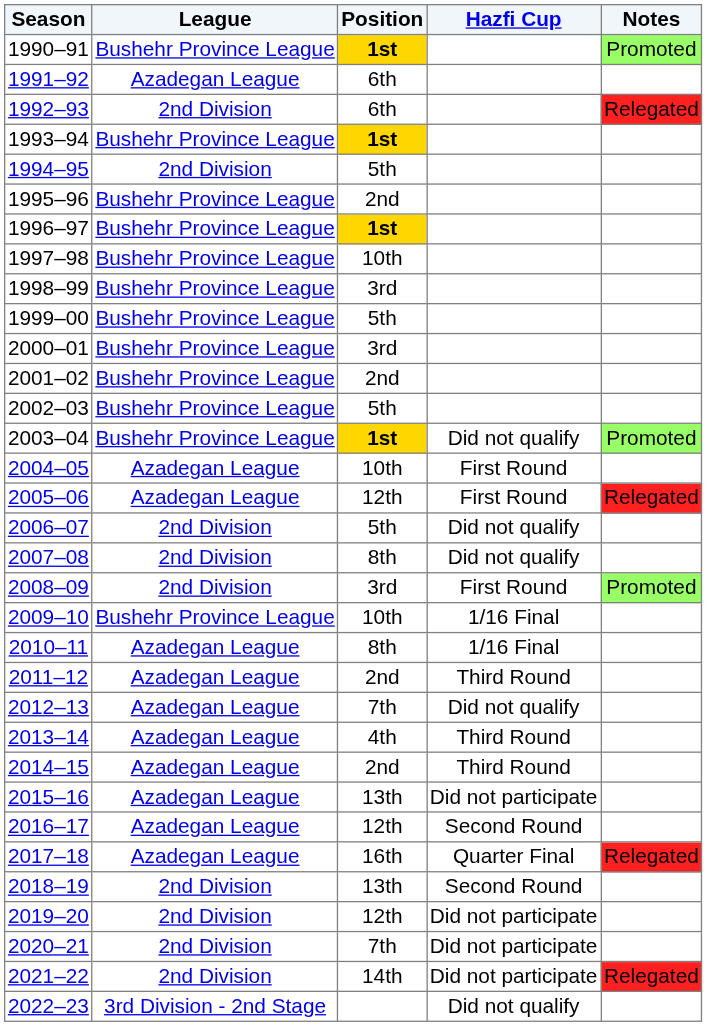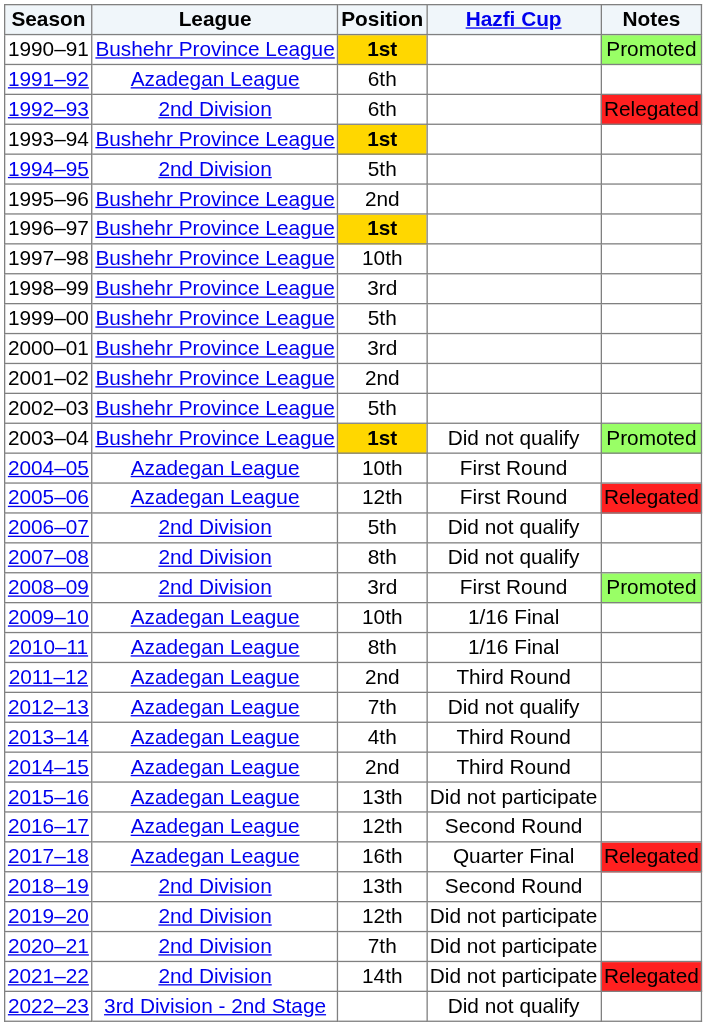(215, 617) Bushehr Province League -> (215, 617) Azadegan League
